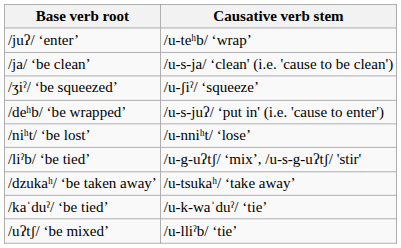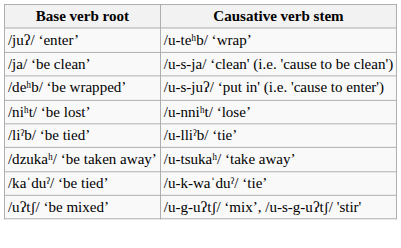- row: (63, 87)
(263, 159) /u-g-uʔtʃ/ ‘mix’, /u-s-g-uʔtʃ/ 'stir' -> (201, 135) /u-lliˀb/ ‘tie’
(201, 231) /u-lliˀb/ ‘tie’ -> (263, 207) /u-g-uʔtʃ/ ‘mix’, /u-s-g-uʔtʃ/ 'stir'
